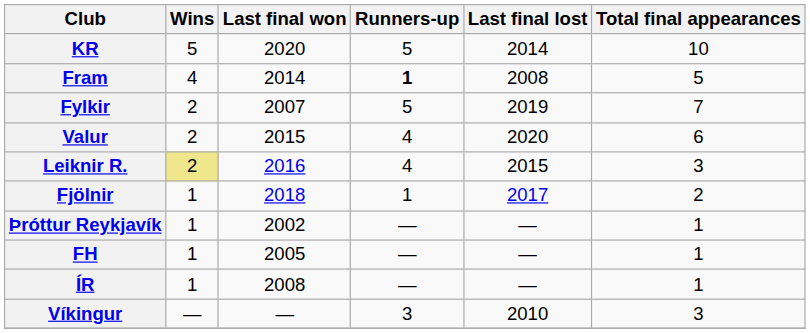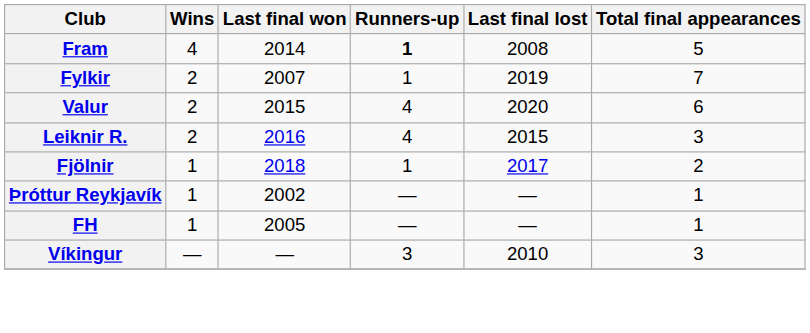- row: (85, 48)
(407, 107) 5 -> (407, 78) 1
(192, 166) khaki background -> (192, 136) no background
- row: (85, 284)
